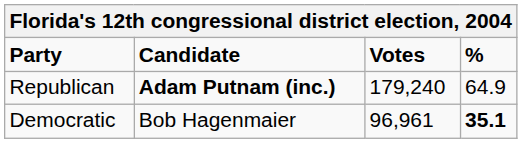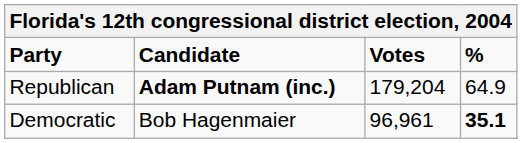(407, 87) 179,240 -> (407, 87) 179,204
